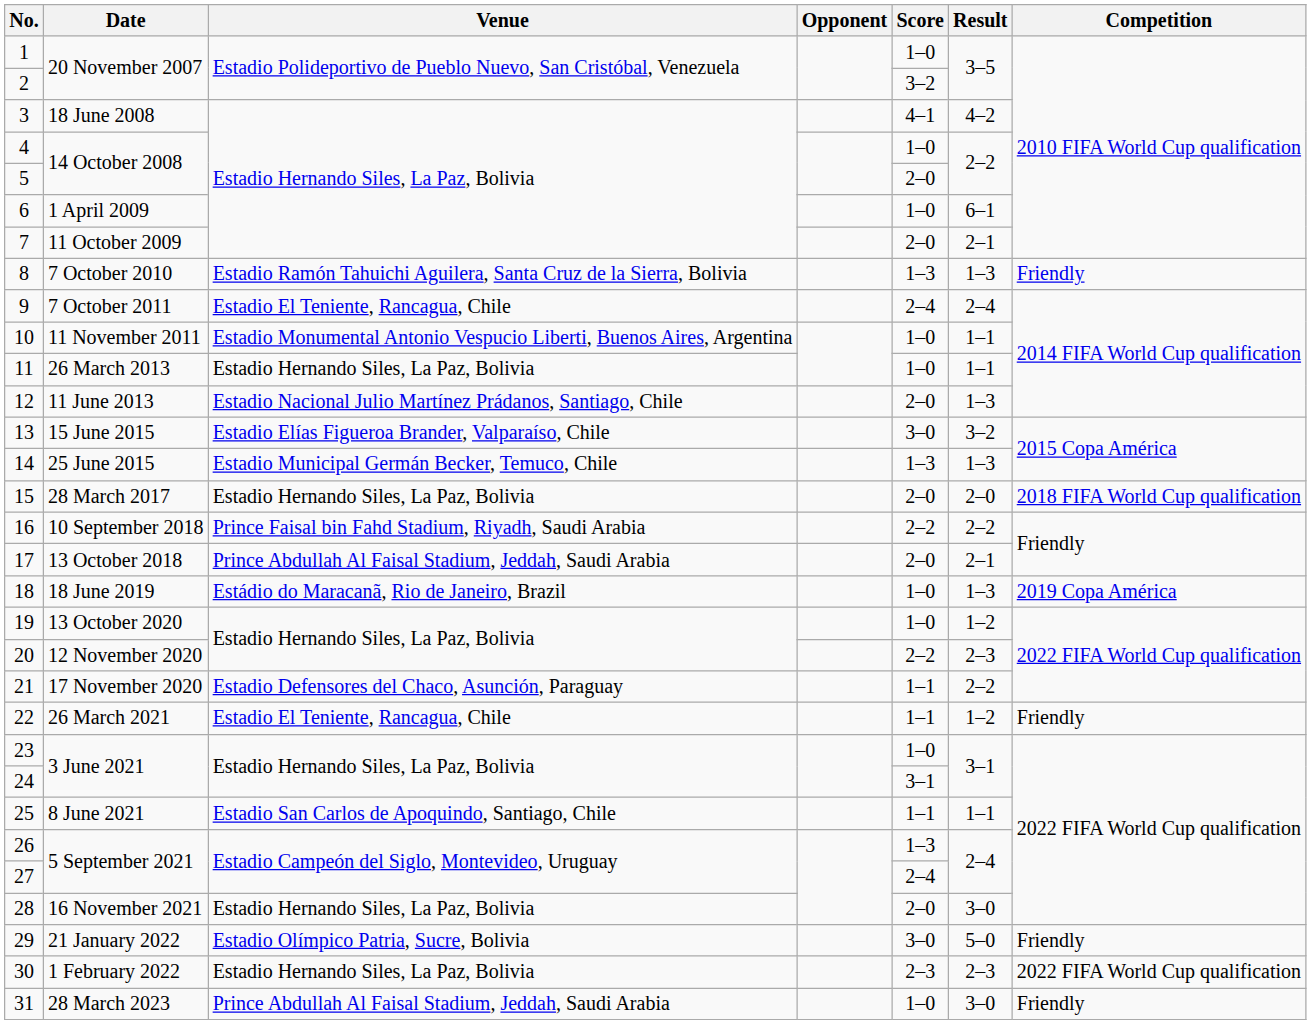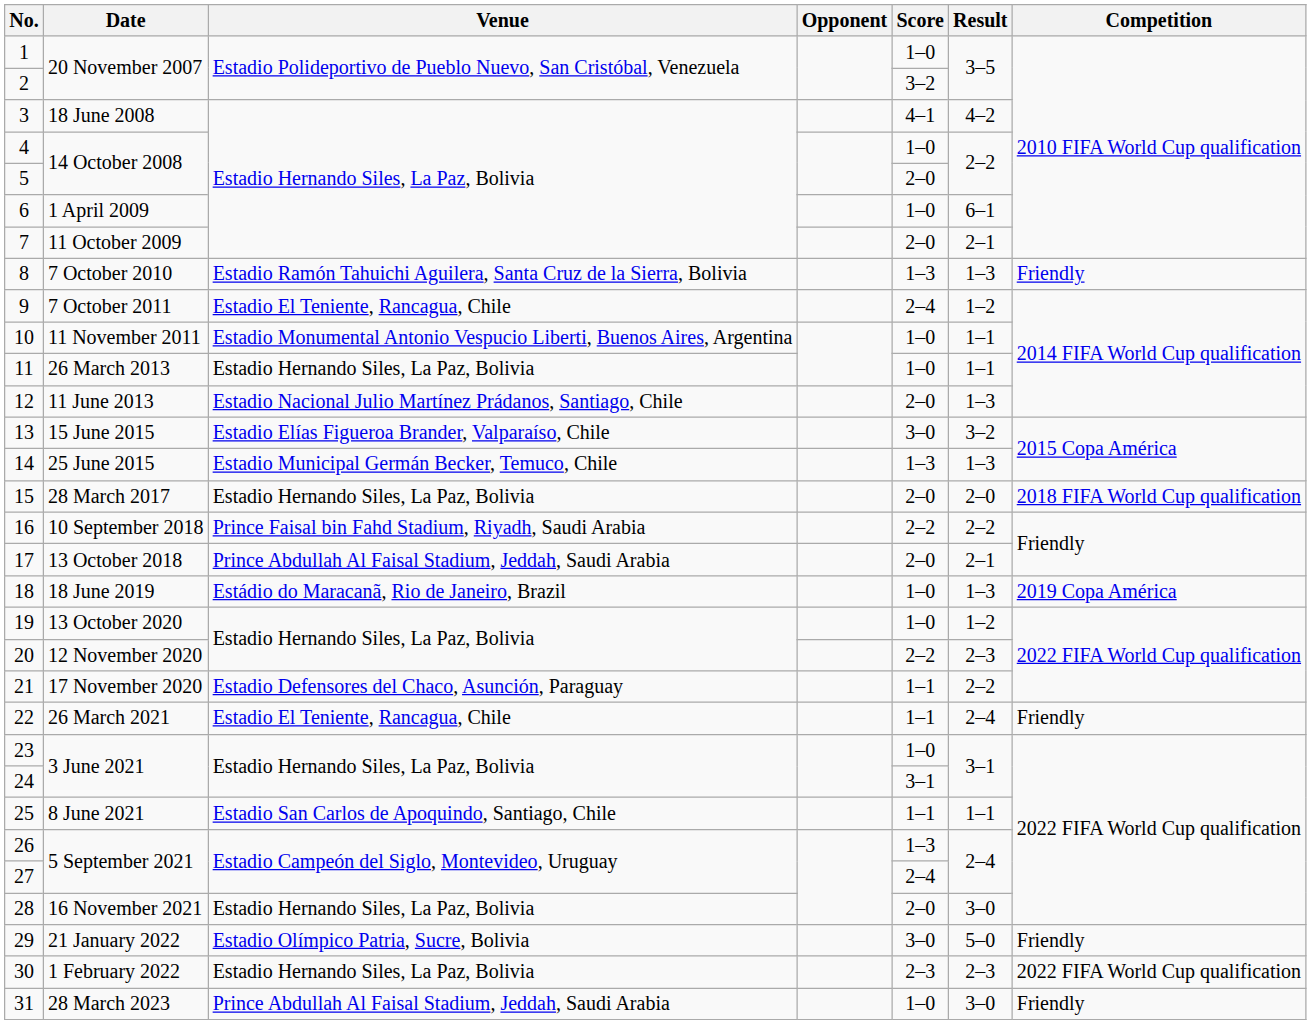(980, 305) 2–4 -> (980, 305) 1–2
(980, 718) 1–2 -> (980, 718) 2–4
